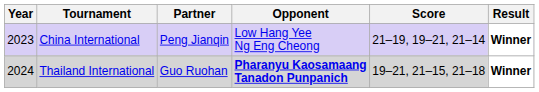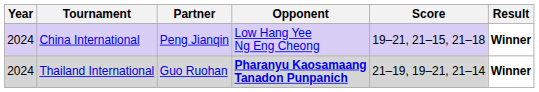(21, 40) 2023 -> (21, 40) 2024
(429, 40) 21–19, 19–21, 21–14 -> (429, 40) 19–21, 21–15, 21–18
(429, 72) 19–21, 21–15, 21–18 -> (429, 72) 21–19, 19–21, 21–14
